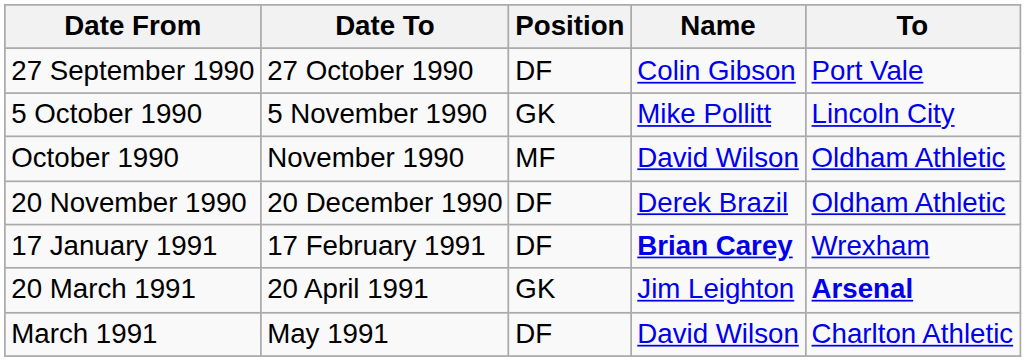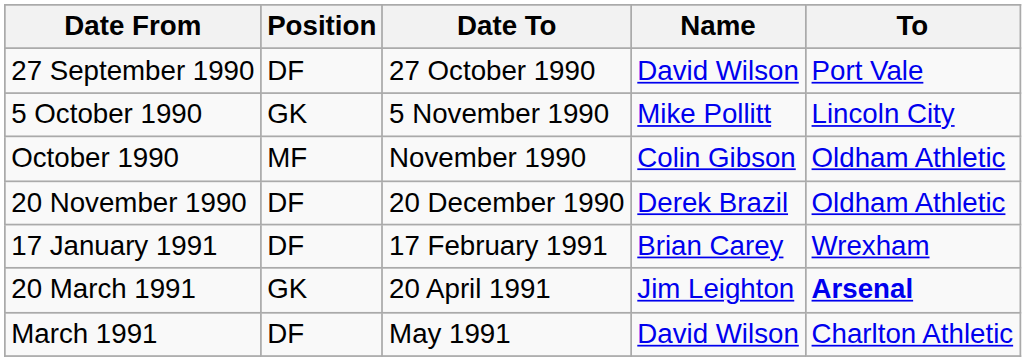columns swapped: (385, 26) <-> (570, 26)
(717, 70) Colin Gibson -> (718, 70) David Wilson
(718, 158) David Wilson -> (717, 158) Colin Gibson
(715, 245) bold -> (710, 245) normal
